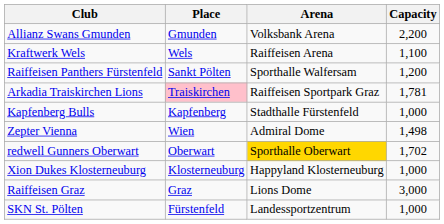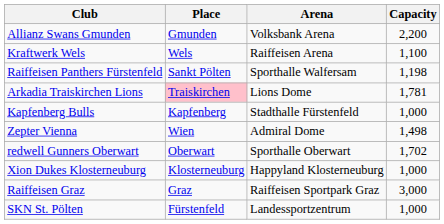(413, 72) 1,200 -> (413, 72) 1,198
(315, 92) Raiffeisen Sportpark Graz -> (281, 92) Lions Dome
(300, 151) gold background -> (300, 151) no background
(281, 190) Lions Dome -> (315, 190) Raiffeisen Sportpark Graz
